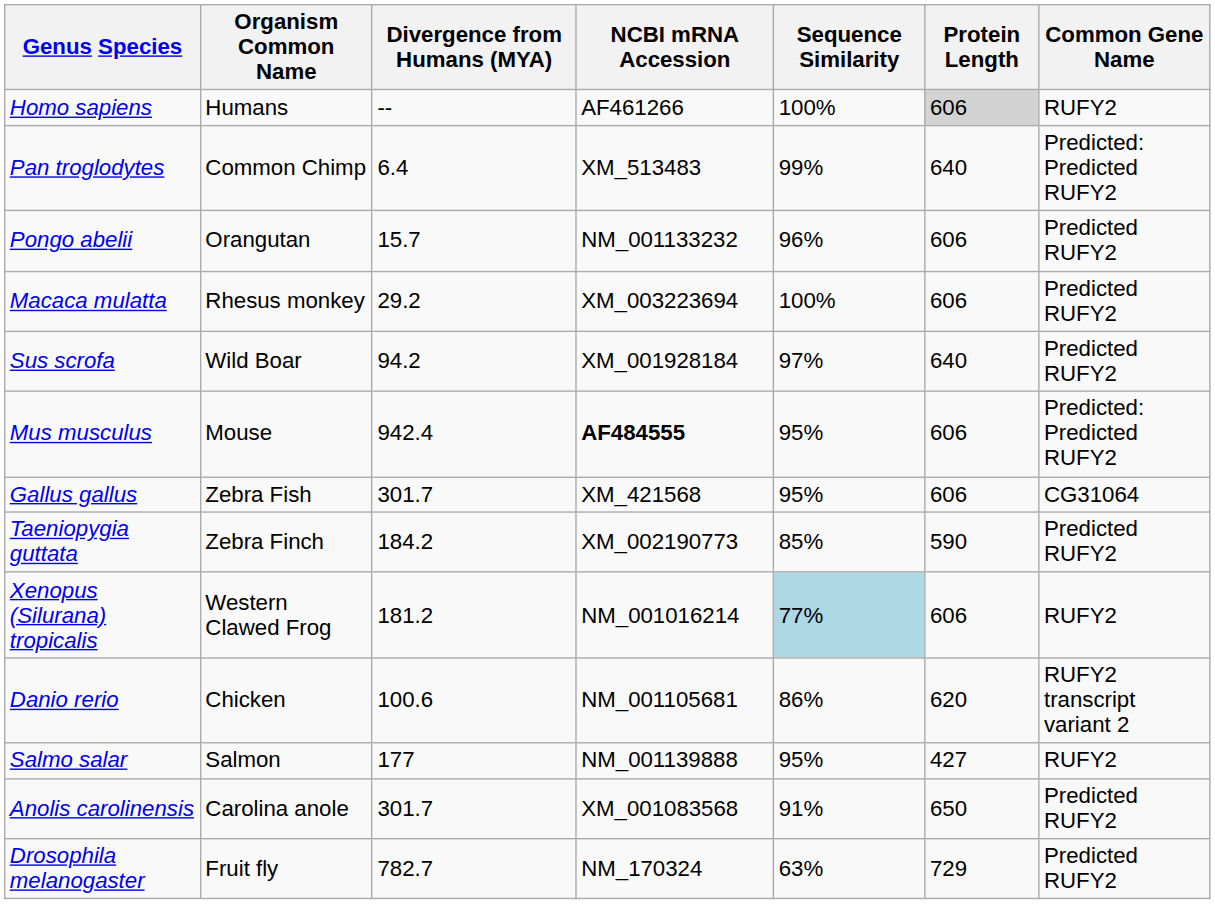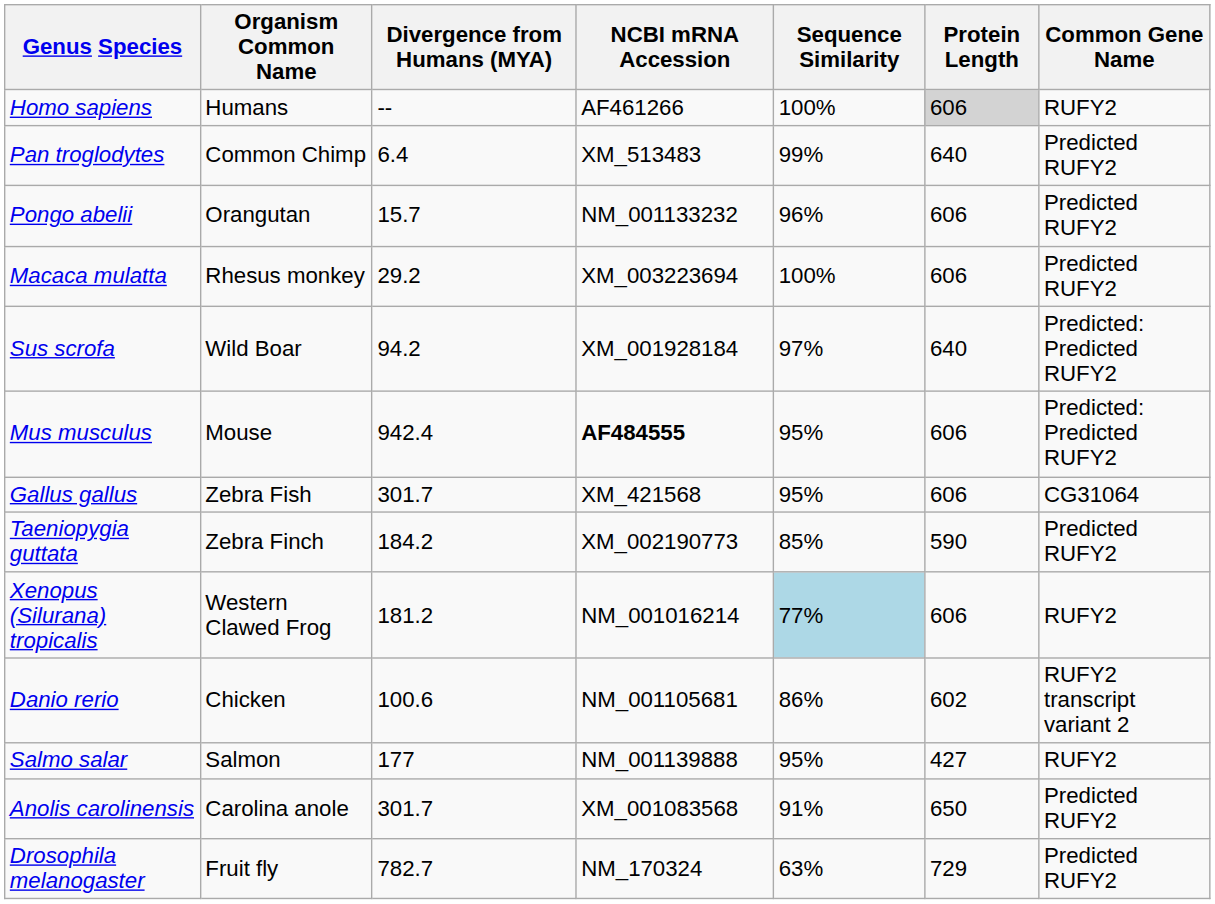(1094, 167) Predicted: Predicted RUFY2 -> (1091, 155) Predicted RUFY2
(1091, 361) Predicted RUFY2 -> (1094, 348) Predicted: Predicted RUFY2
(949, 700) 620 -> (949, 700) 602
